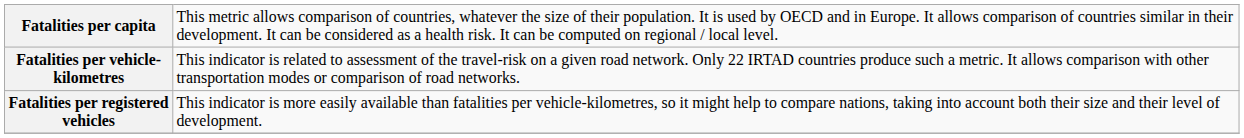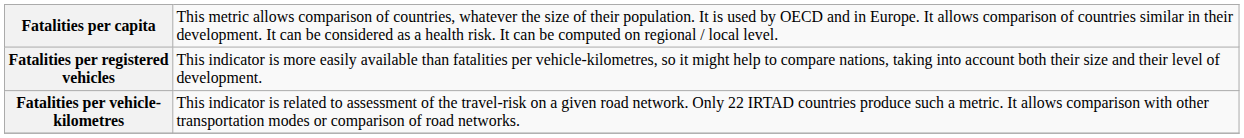rows swapped: (89, 68) <-> (89, 111)
